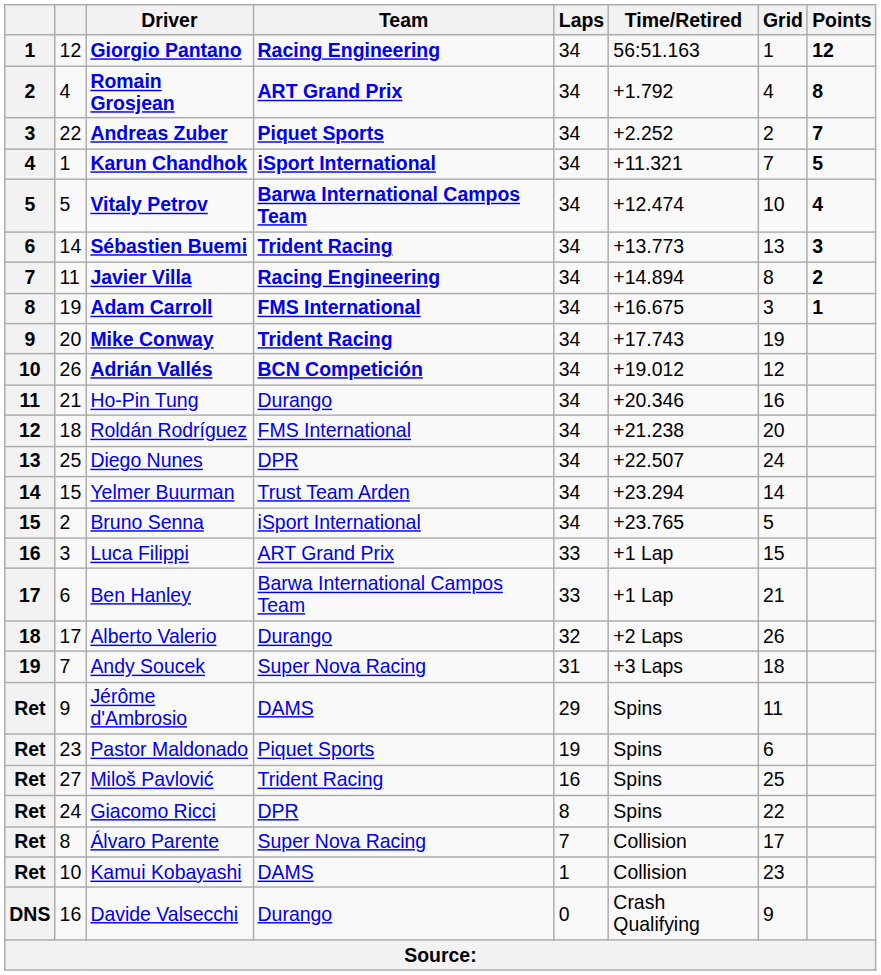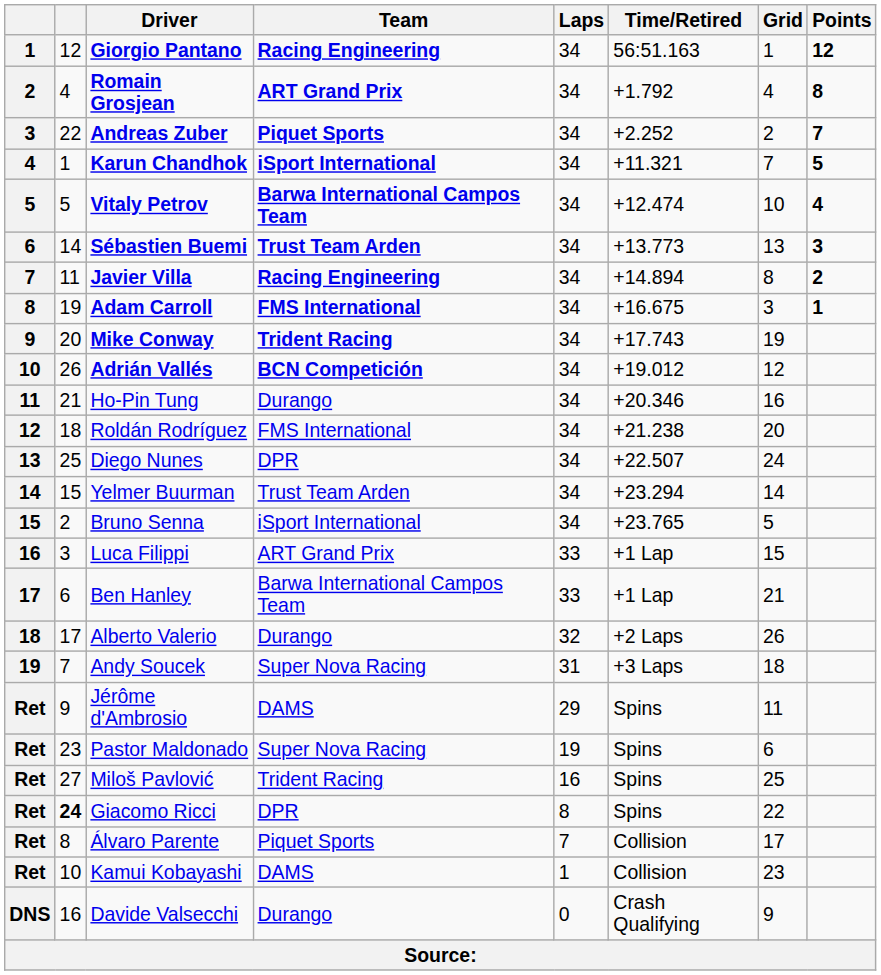(325, 246) Trident Racing -> (339, 246) Trust Team Arden
(316, 749) Piquet Sports -> (342, 749) Super Nova Racing
(70, 811) normal -> (70, 811) bold
(342, 841) Super Nova Racing -> (316, 841) Piquet Sports
